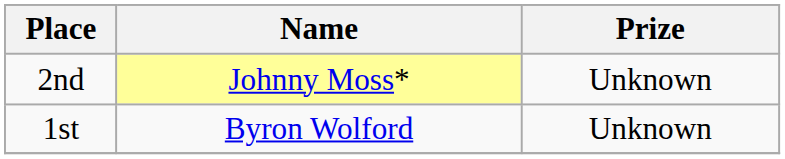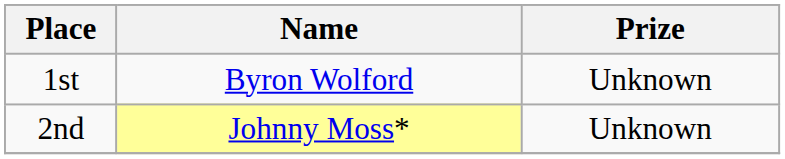rows swapped: (61, 128) <-> (61, 78)
